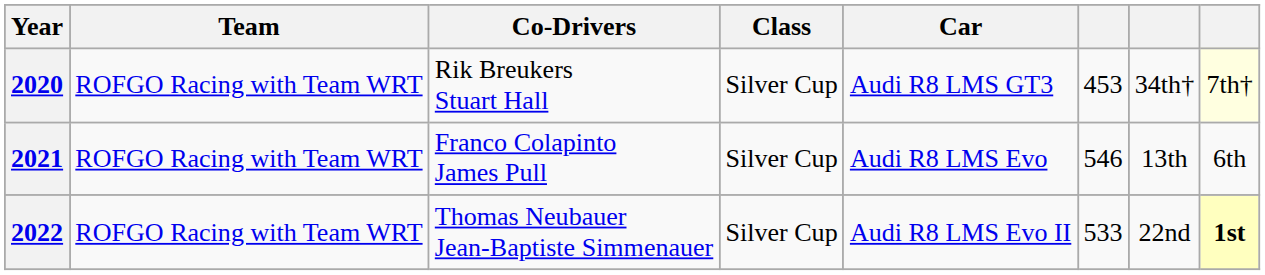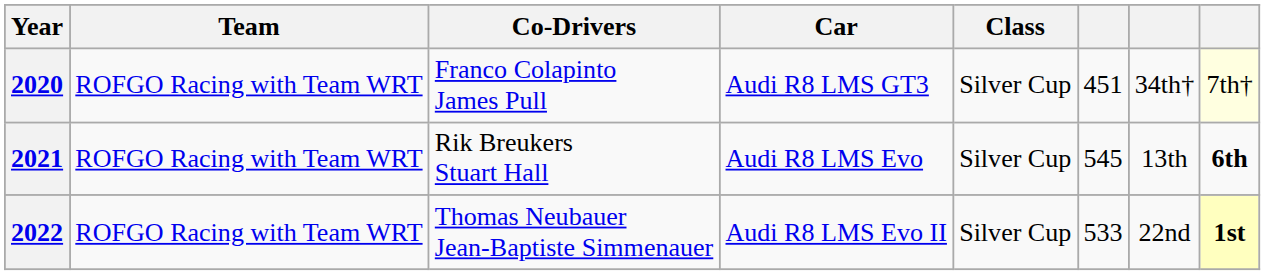columns swapped: (961, 26) <-> (782, 26)
(504, 84) Rik Breukers Stuart Hall -> (526, 84) Franco Colapinto James Pull
(1103, 84) 453 -> (1103, 84) 451
(526, 158) Franco Colapinto James Pull -> (504, 158) Rik Breukers Stuart Hall
(1103, 158) 546 -> (1103, 158) 545
(1230, 158) normal -> (1230, 158) bold
